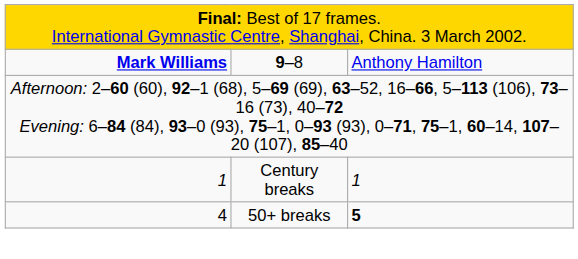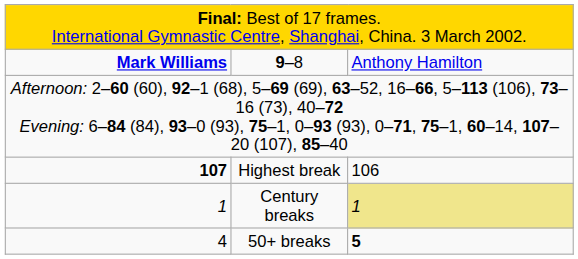+ row: (289, 171)
(356, 180) no background -> (356, 206) khaki background
